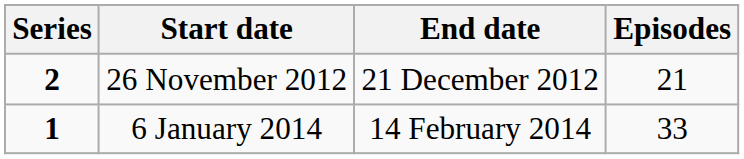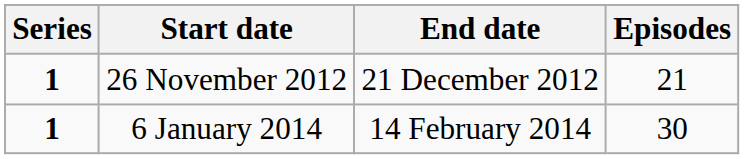(52, 78) 2 -> (52, 78) 1
(672, 128) 33 -> (672, 128) 30
